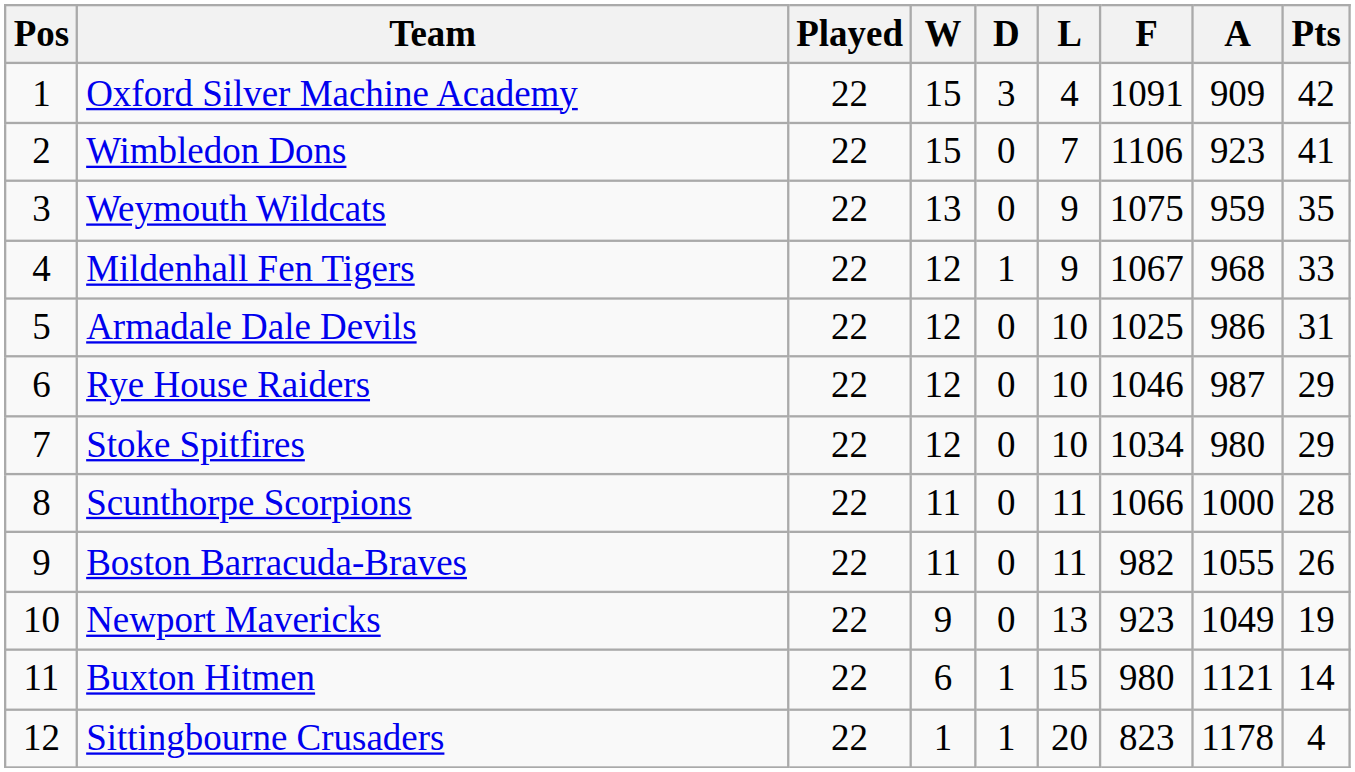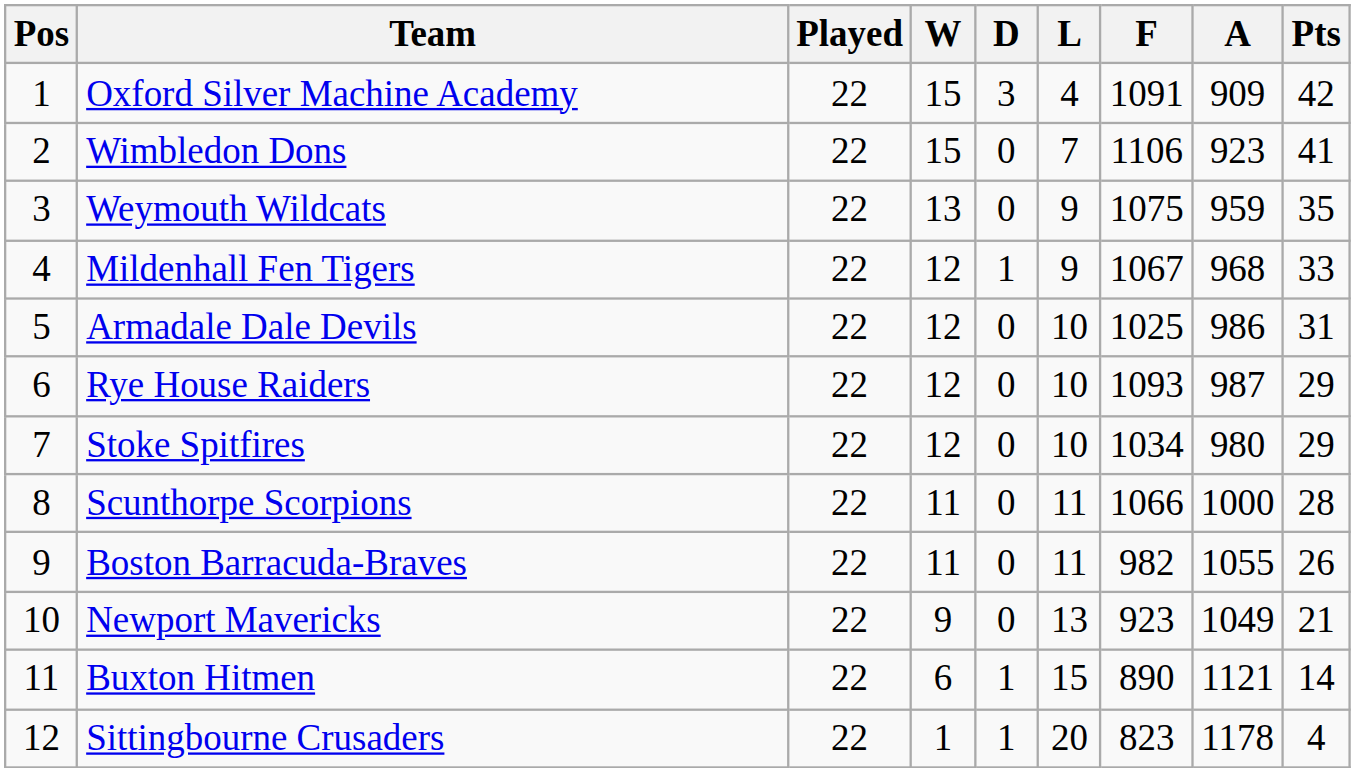(1147, 385) 1046 -> (1147, 385) 1093
(1316, 619) 19 -> (1316, 619) 21
(1147, 678) 980 -> (1147, 678) 890
